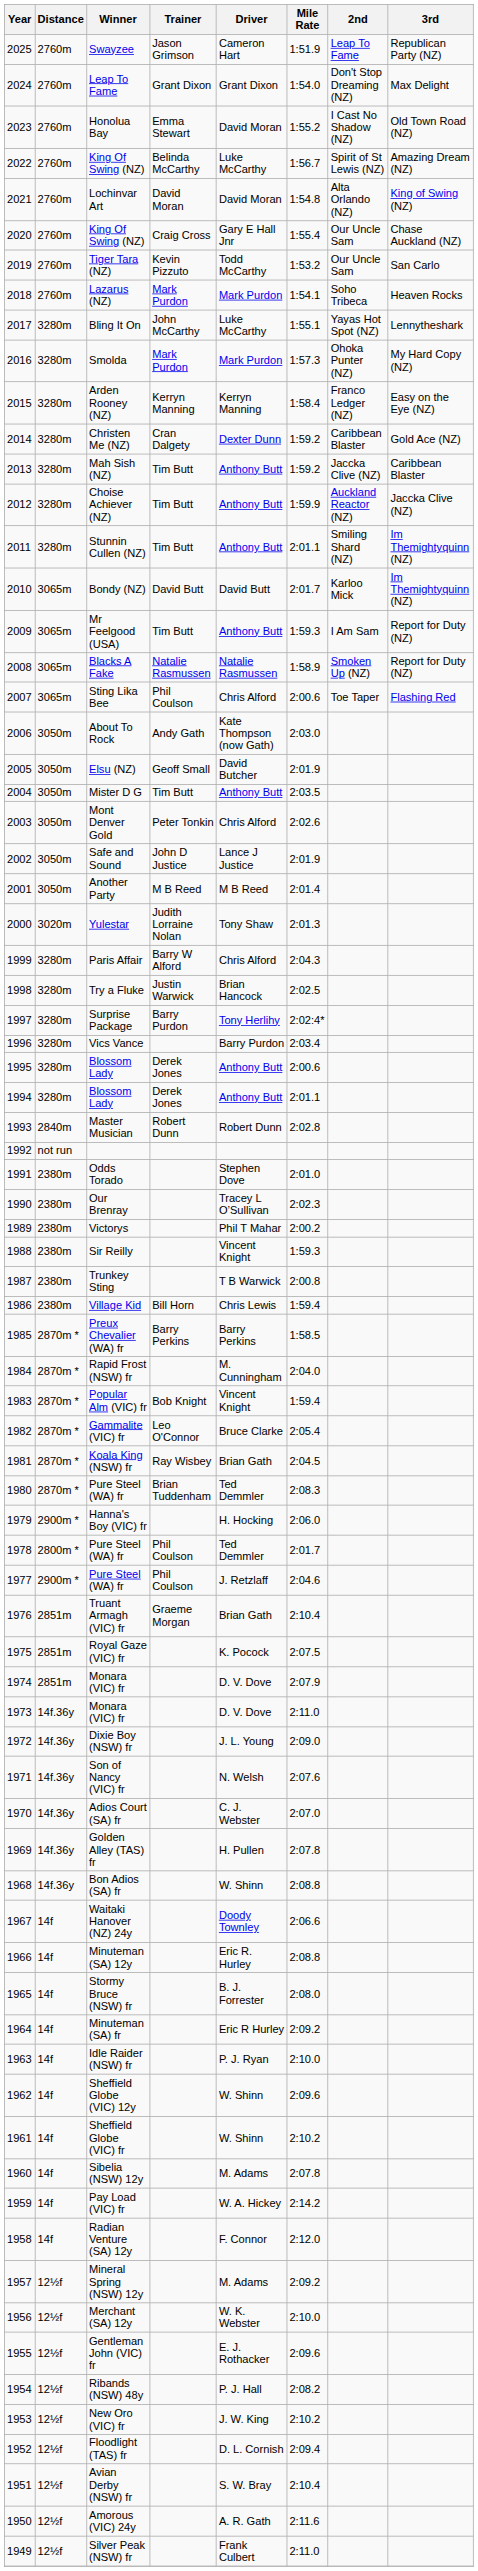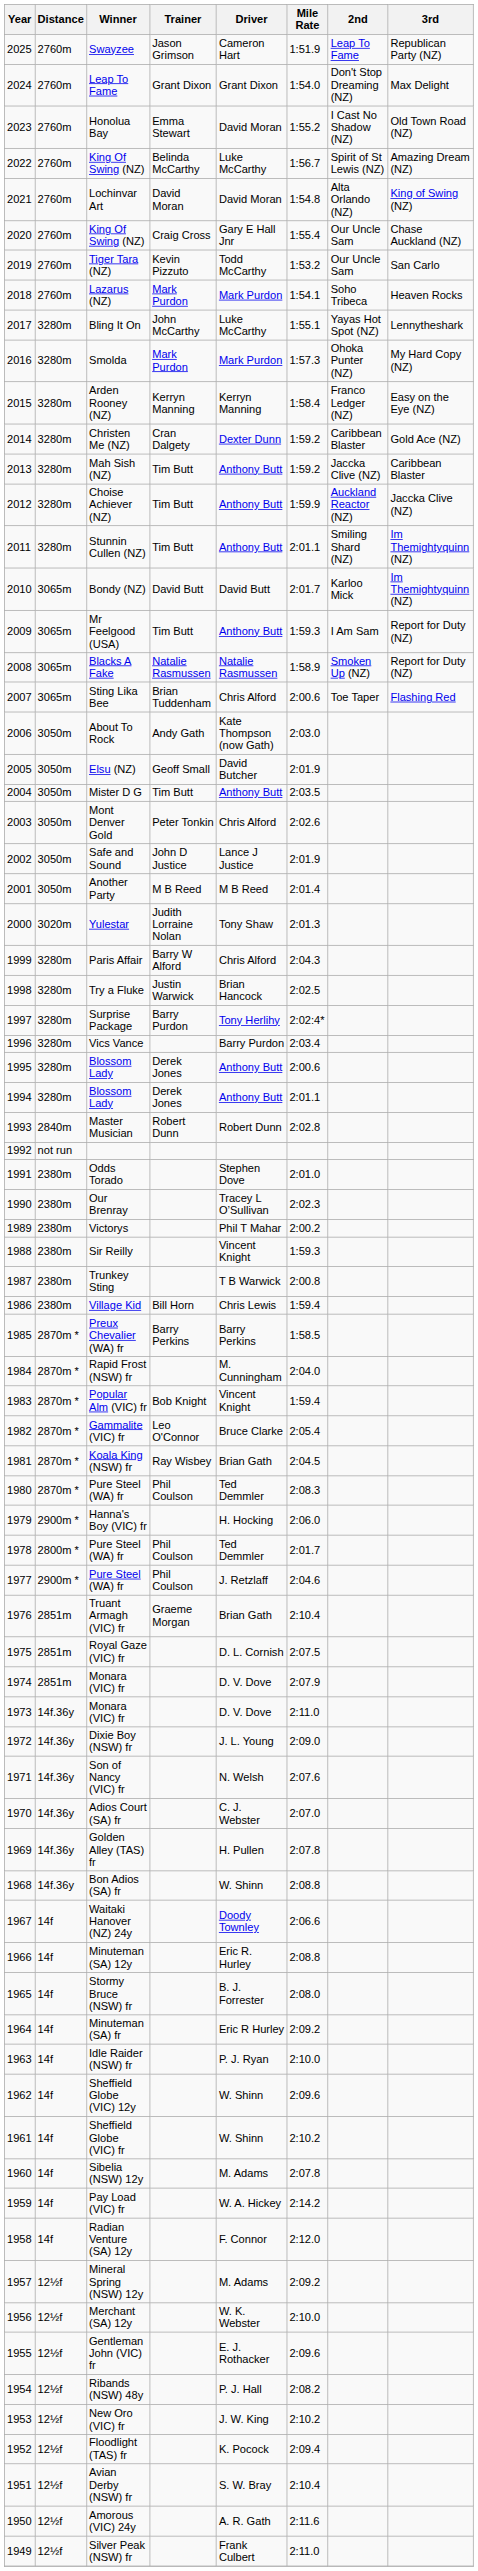(172, 697) Phil Coulson -> (182, 697) Brian Tuddenham
(182, 1491) Brian Tuddenham -> (172, 1491) Phil Coulson
(244, 1652) K. Pocock -> (251, 1652) D. L. Cornish
(251, 2449) D. L. Cornish -> (244, 2449) K. Pocock
